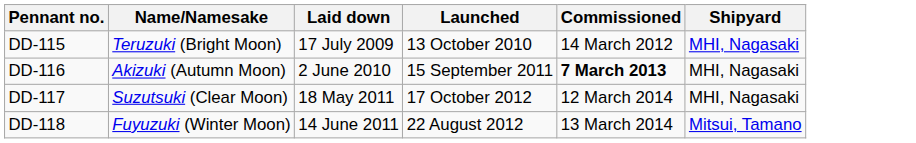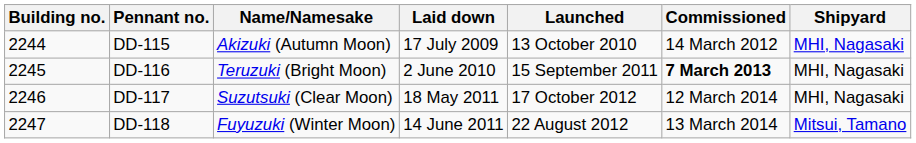+ column: (57, 17)
(197, 44) Teruzuki (Bright Moon) -> (304, 44) Akizuki (Autumn Moon)
(199, 71) Akizuki (Autumn Moon) -> (302, 71) Teruzuki (Bright Moon)
